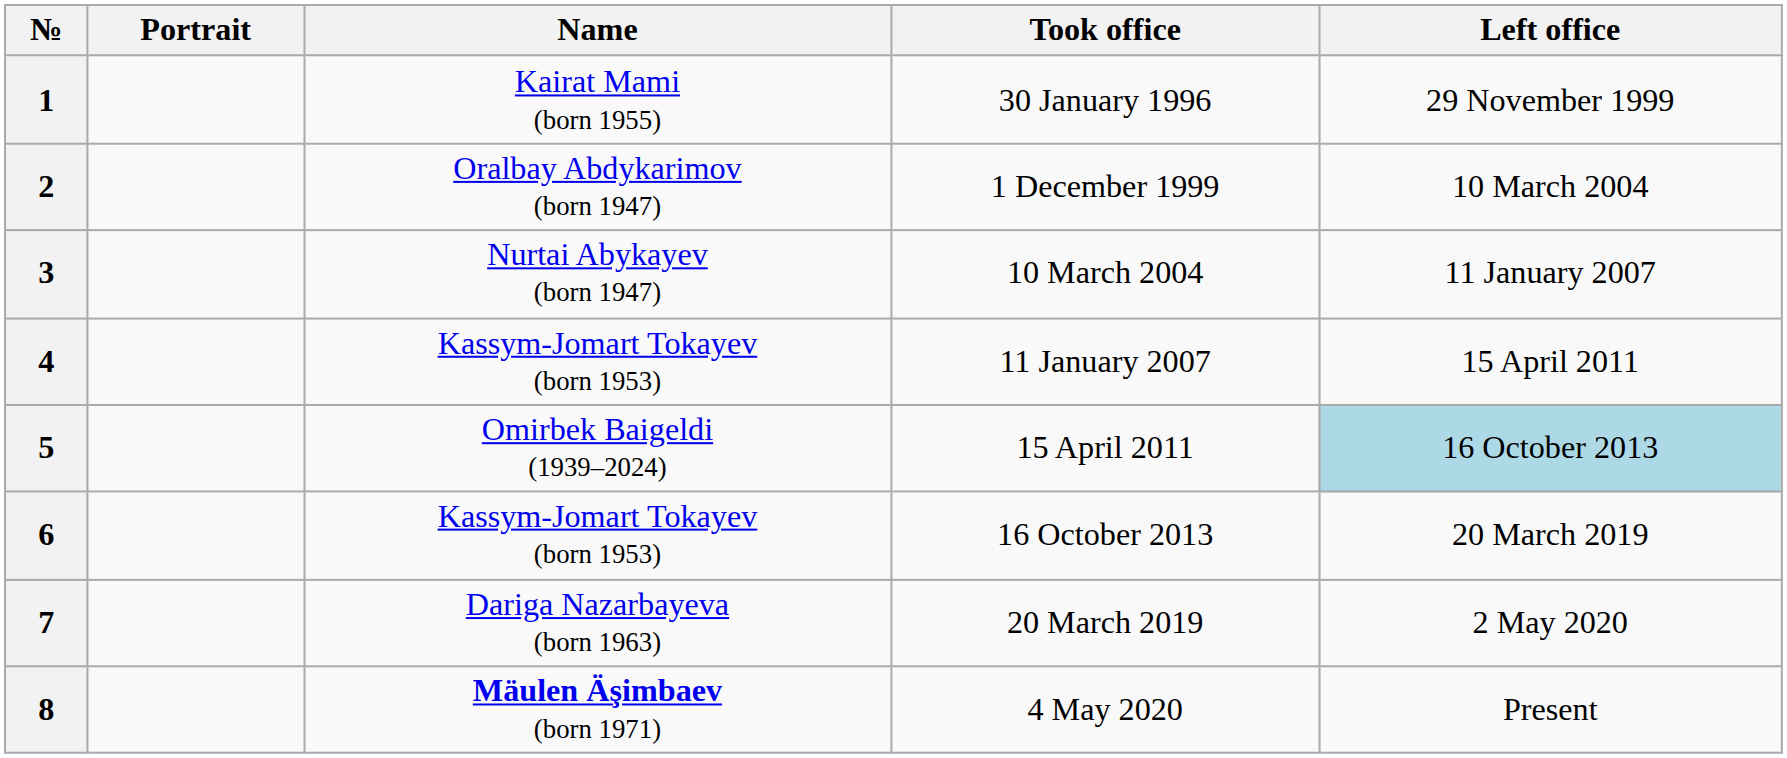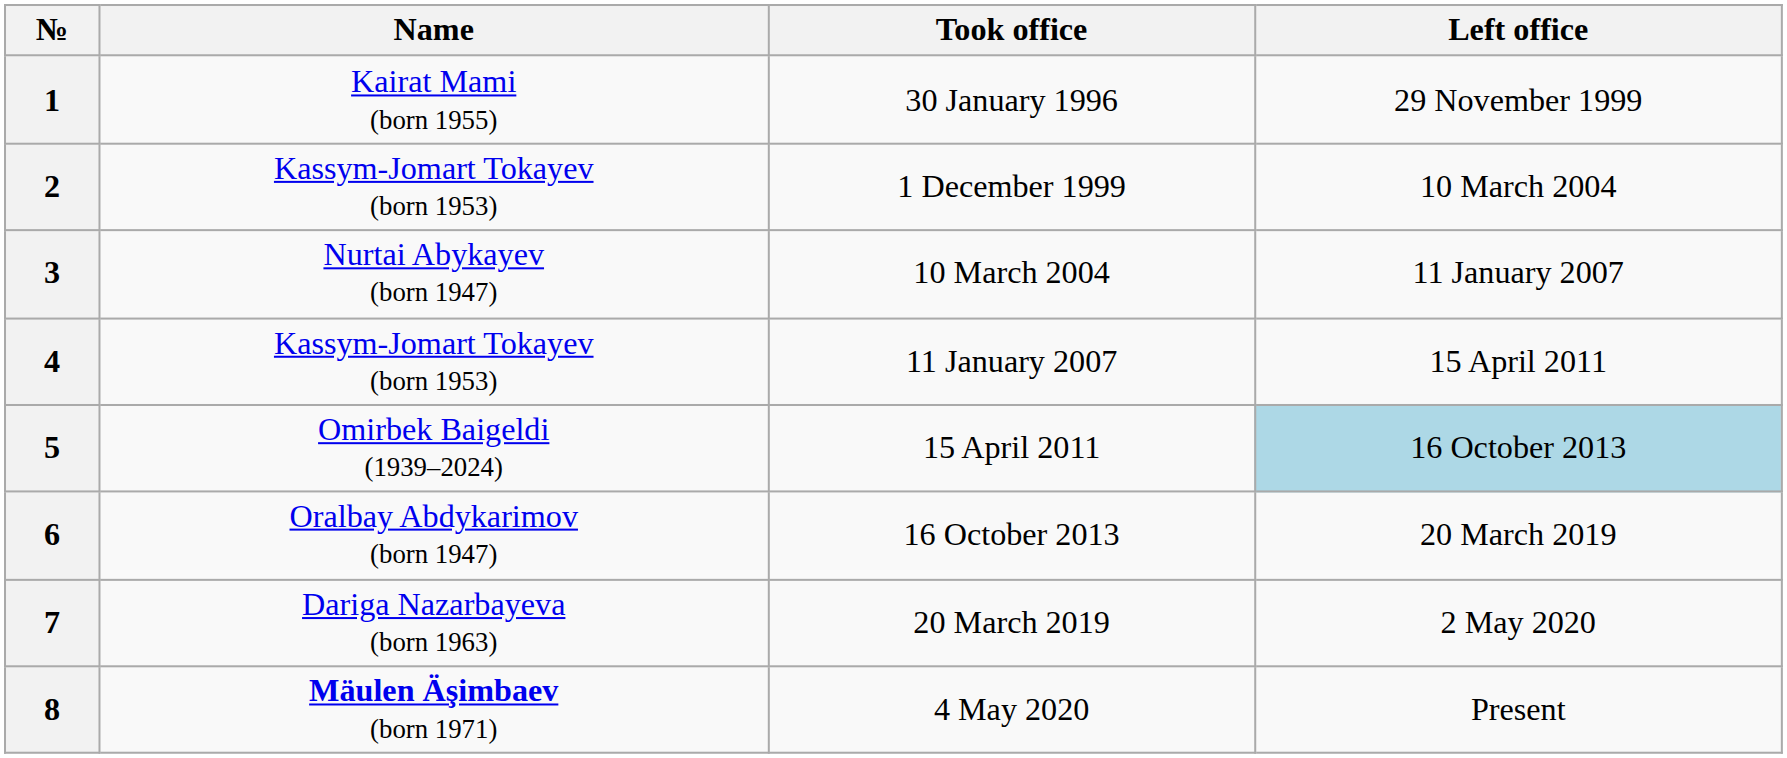- column: (196, 30)
(597, 186) Oralbay Abdykarimov (born 1947) -> (434, 186) Kassym-Jomart Tokayev (born 1953)
(597, 535) Kassym-Jomart Tokayev (born 1953) -> (434, 535) Oralbay Abdykarimov (born 1947)
